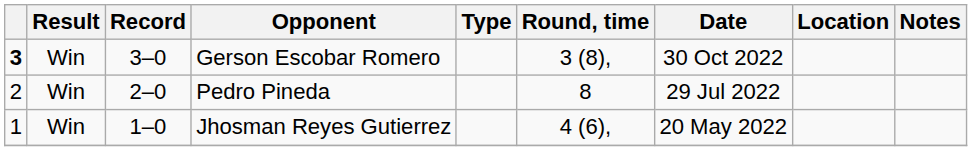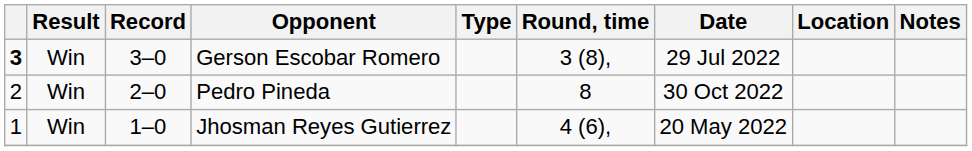(723, 57) 30 Oct 2022 -> (723, 57) 29 Jul 2022
(723, 92) 29 Jul 2022 -> (723, 92) 30 Oct 2022
